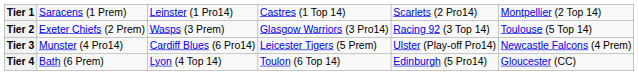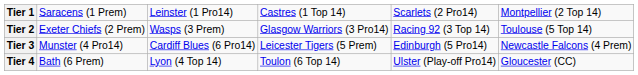(445, 45) Ulster (Play-off Pro14) -> (440, 45) Edinburgh (5 Pro14)
(440, 62) Edinburgh (5 Pro14) -> (445, 62) Ulster (Play-off Pro14)
